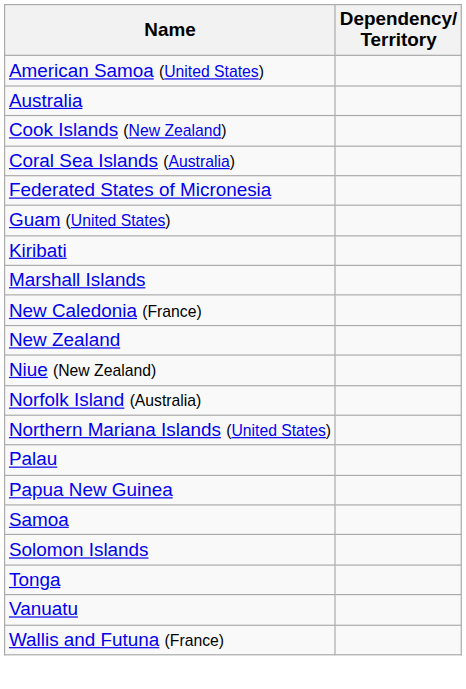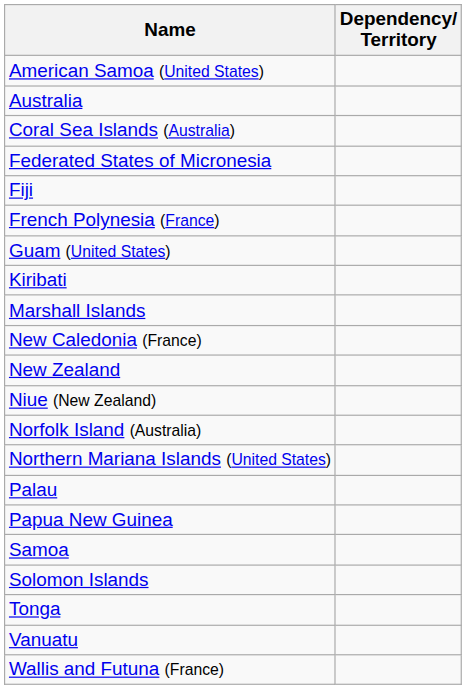- row: (118, 130)
+ row: (21, 190)
+ row: (114, 220)
